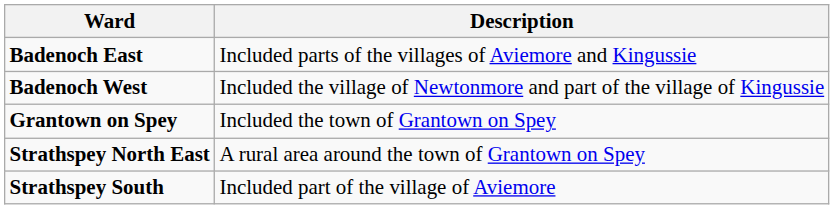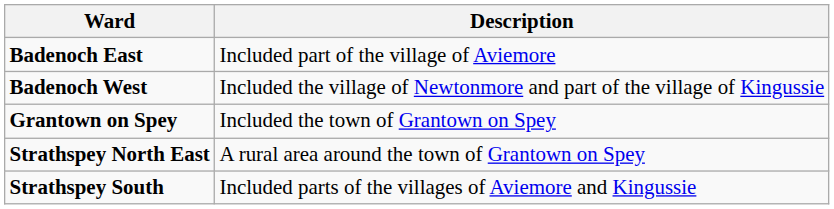(458, 54) Included parts of the villages of Aviemore and Kingussie -> (387, 54) Included part of the village of Aviemore
(387, 187) Included part of the village of Aviemore -> (458, 187) Included parts of the villages of Aviemore and Kingussie
